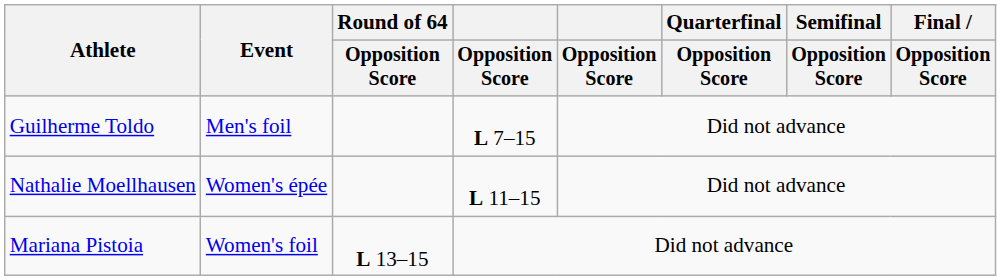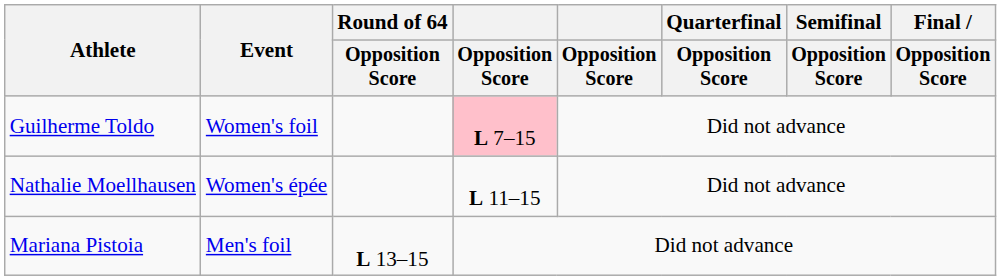(249, 126) Men's foil -> (262, 126) Women's foil
(505, 138) no background -> (505, 138) pink background
(262, 246) Women's foil -> (249, 246) Men's foil
